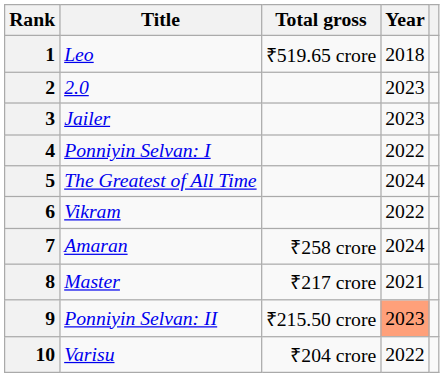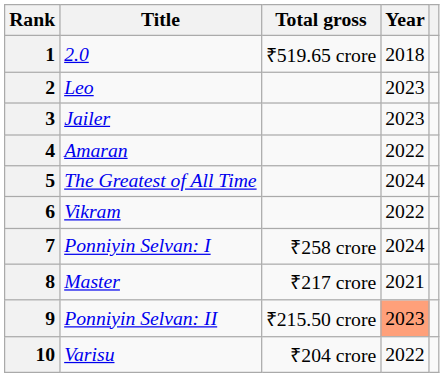(79, 53) Leo -> (76, 53) 2.0
(76, 87) 2.0 -> (79, 87) Leo
(137, 149) Ponniyin Selvan: I -> (96, 149) Amaran
(96, 245) Amaran -> (137, 245) Ponniyin Selvan: I
